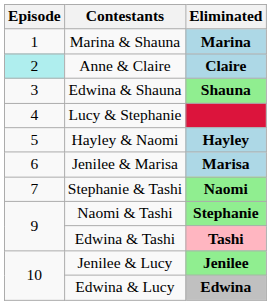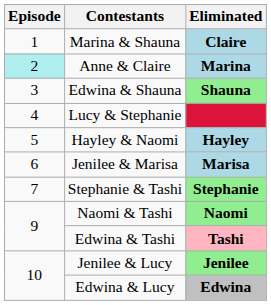(226, 41) Marina -> (226, 41) Claire
(226, 66) Claire -> (226, 66) Marina
(226, 189) Naomi -> (226, 189) Stephanie
(226, 213) Stephanie -> (226, 213) Naomi
